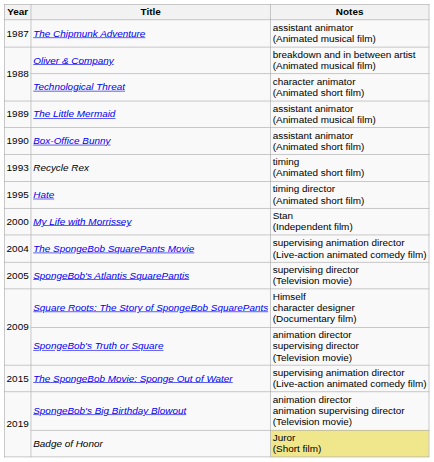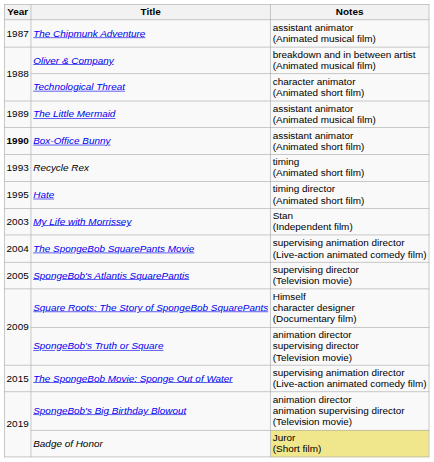(18, 141) normal -> (18, 141) bold
(18, 221) 2000 -> (18, 221) 2003
